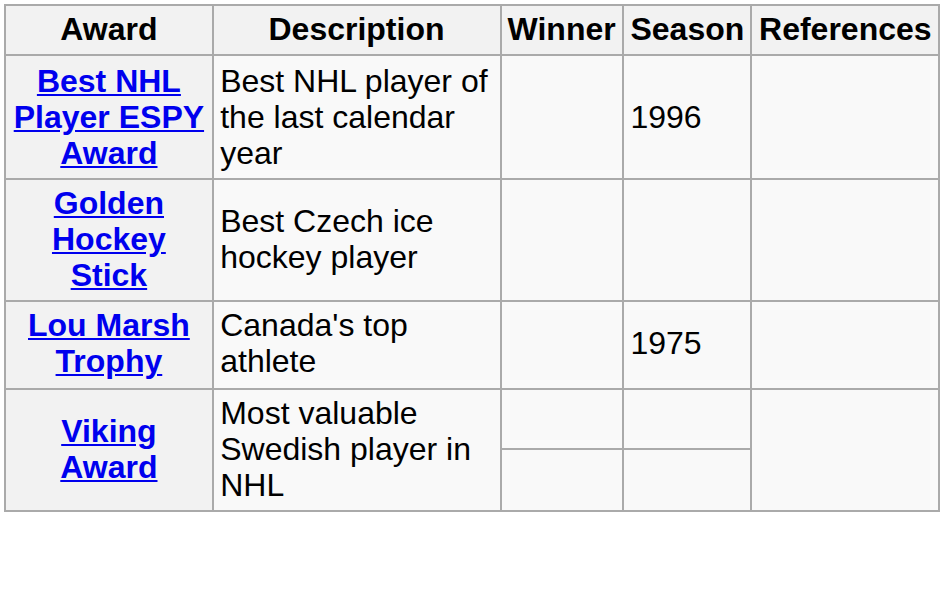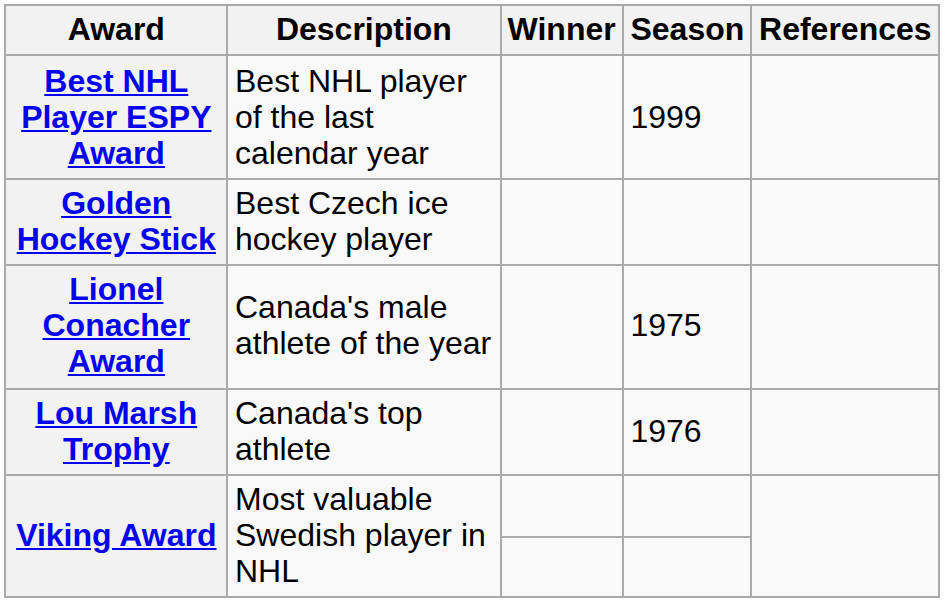(666, 116) 1996 -> (666, 116) 1999
+ row: (116, 326)
(666, 344) 1975 -> (666, 430) 1976
